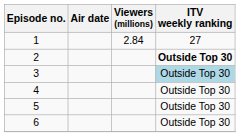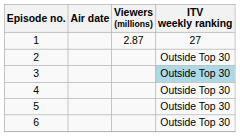(134, 40) 2.84 -> (134, 40) 2.87
(195, 57) bold -> (195, 57) normal
